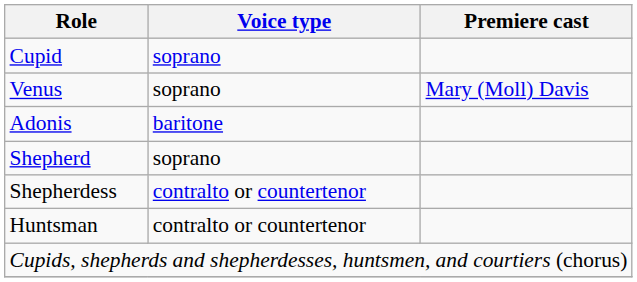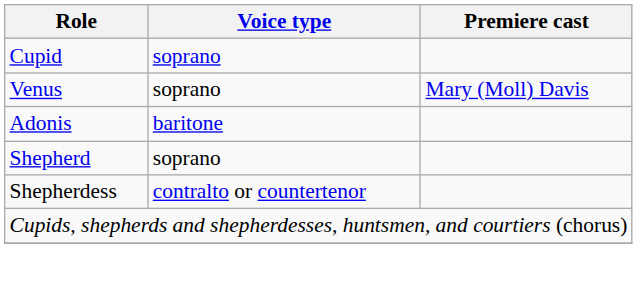- row: (54, 225)
